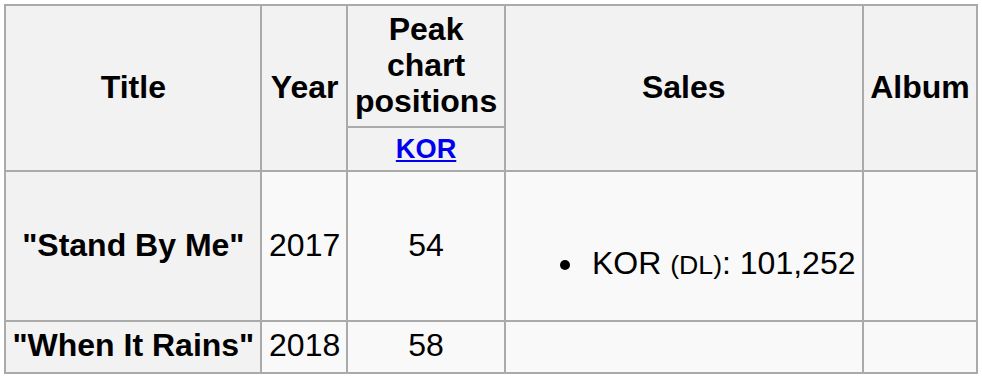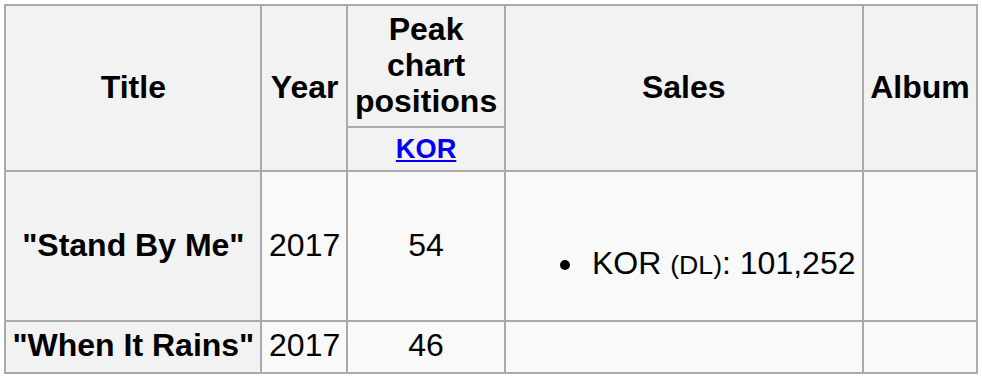(305, 346) 2018 -> (305, 346) 2017
(426, 346) 58 -> (426, 346) 46
